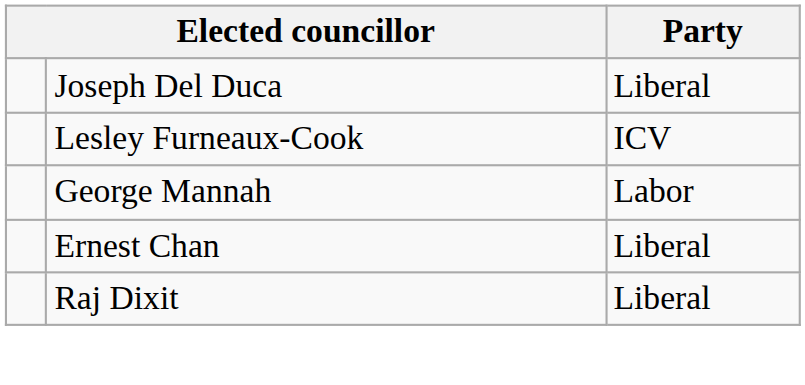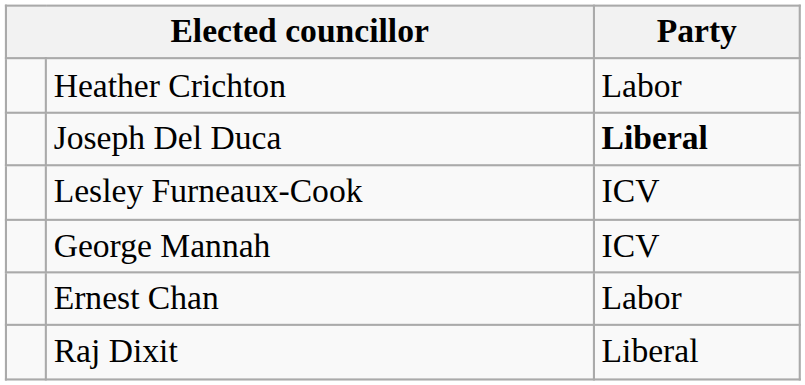+ row: (170, 85)
(662, 85) normal -> (655, 138) bold
(654, 191) Labor -> (630, 244) ICV
(662, 244) Liberal -> (642, 298) Labor
